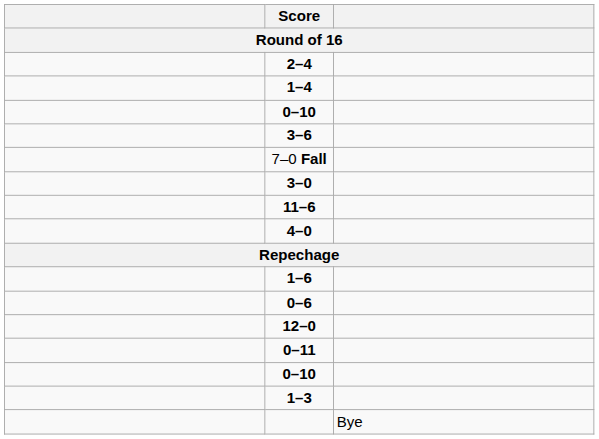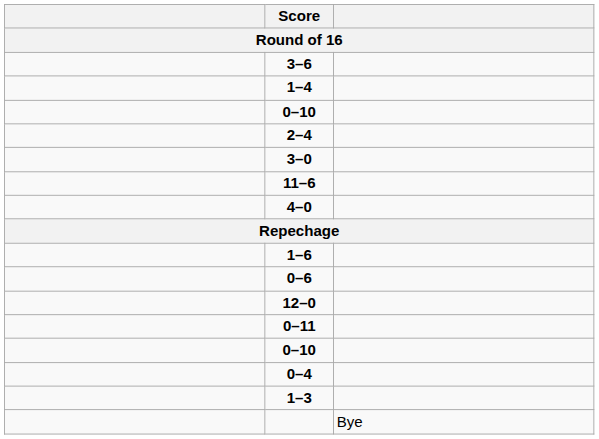rows swapped: (299, 64) <-> (299, 135)
- row: (299, 159)
+ row: (299, 374)
